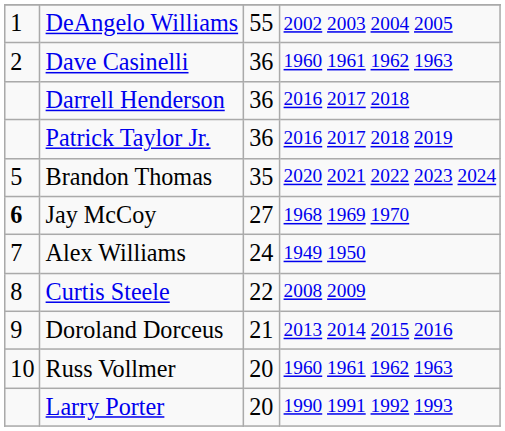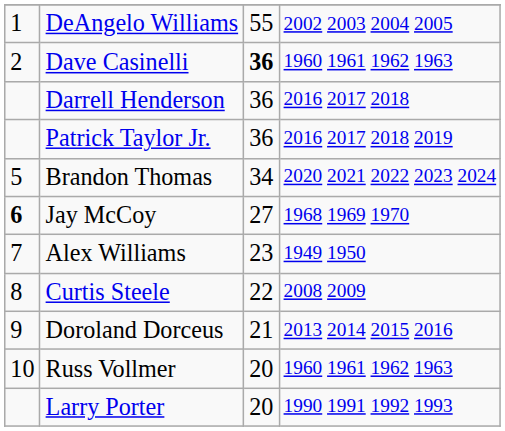(261, 61) normal -> (261, 61) bold
(261, 176) 35 -> (261, 176) 34
(261, 253) 24 -> (261, 253) 23
